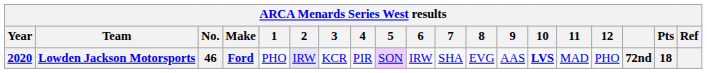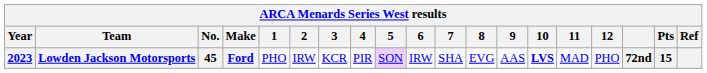(20, 58) 2020 -> (20, 58) 2023
(210, 58) 46 -> (210, 58) 45
(304, 58) lavender background -> (304, 58) no background
(666, 58) 18 -> (666, 58) 15
